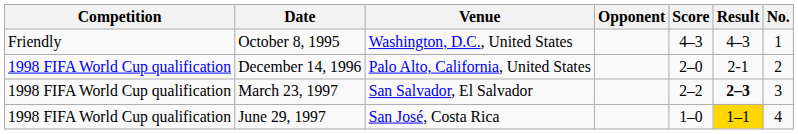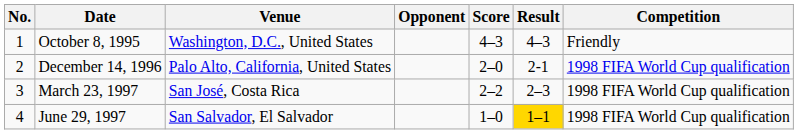columns swapped: (778, 16) <-> (120, 16)
(451, 91) San Salvador, El Salvador -> (234, 91) San José, Costa Rica
(738, 91) bold -> (538, 91) normal
(434, 116) San José, Costa Rica -> (251, 116) San Salvador, El Salvador
